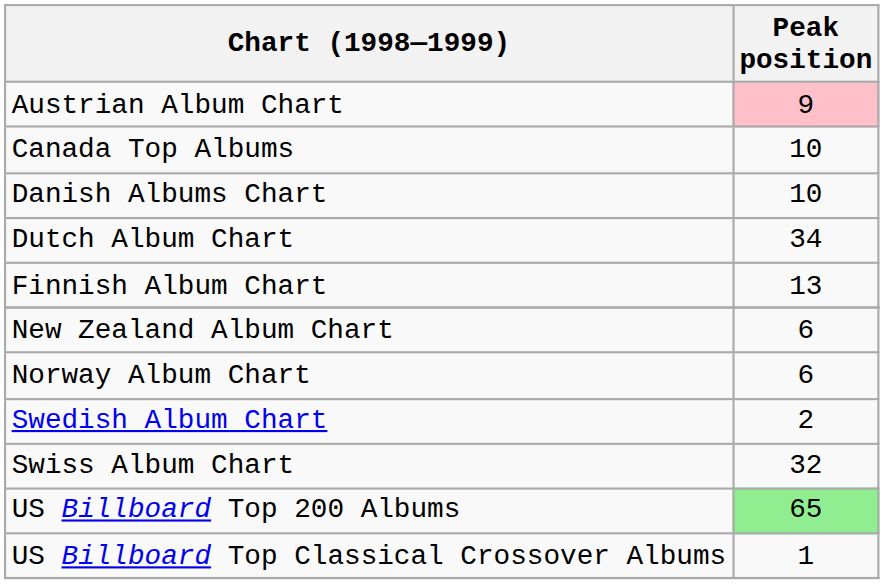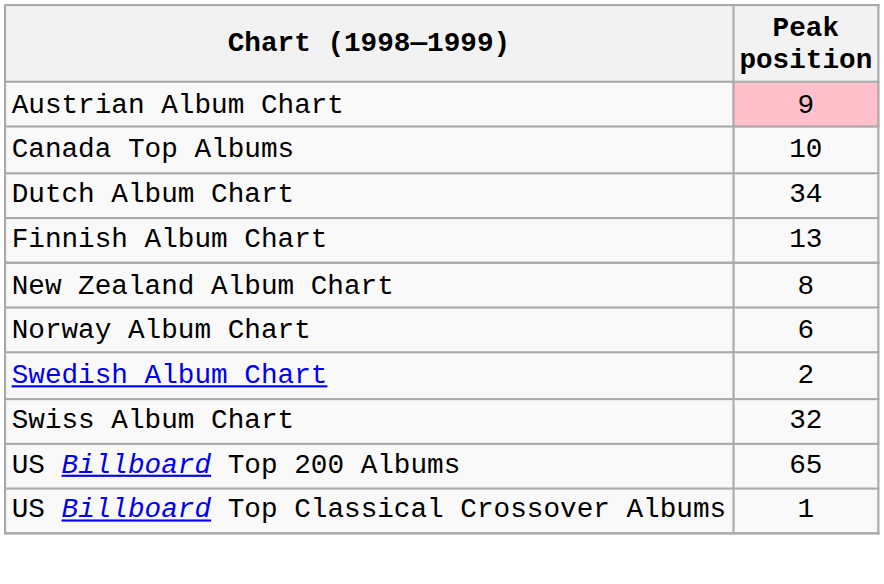- row: (170, 195)
(806, 330) 6 -> (806, 285) 8
(806, 511) lightgreen background -> (806, 466) no background
